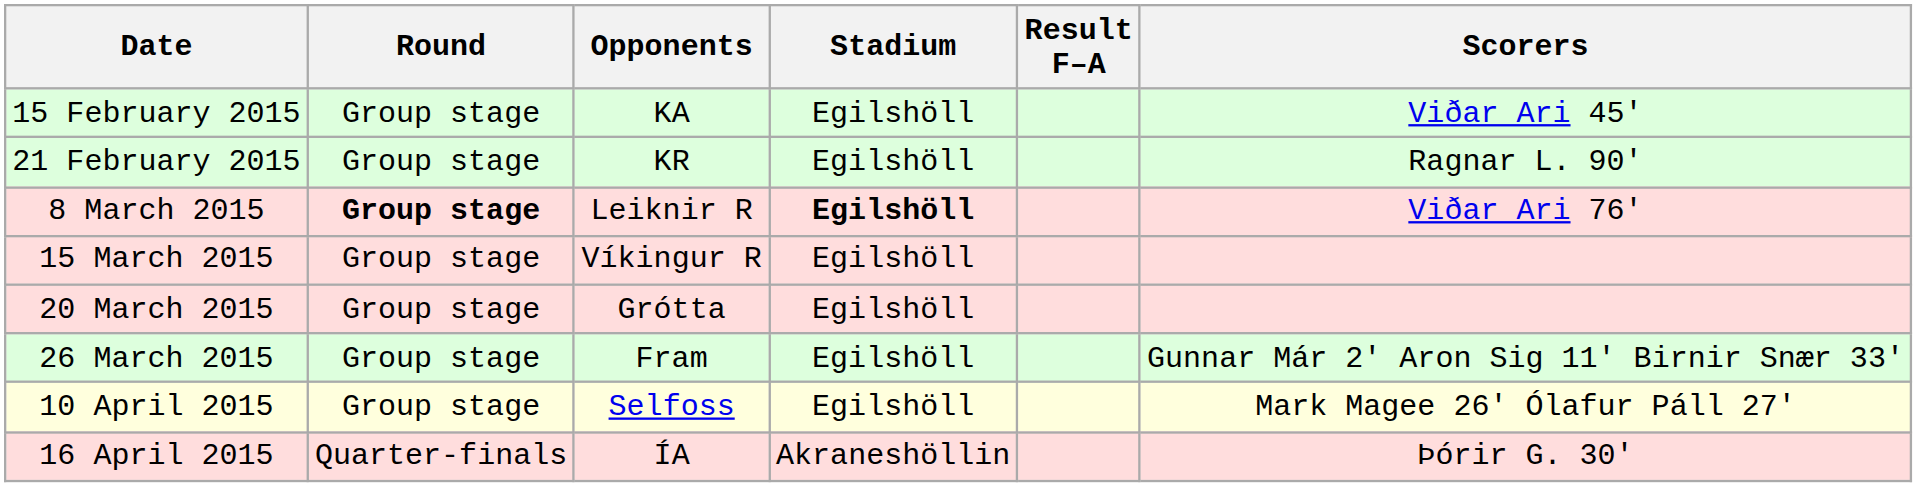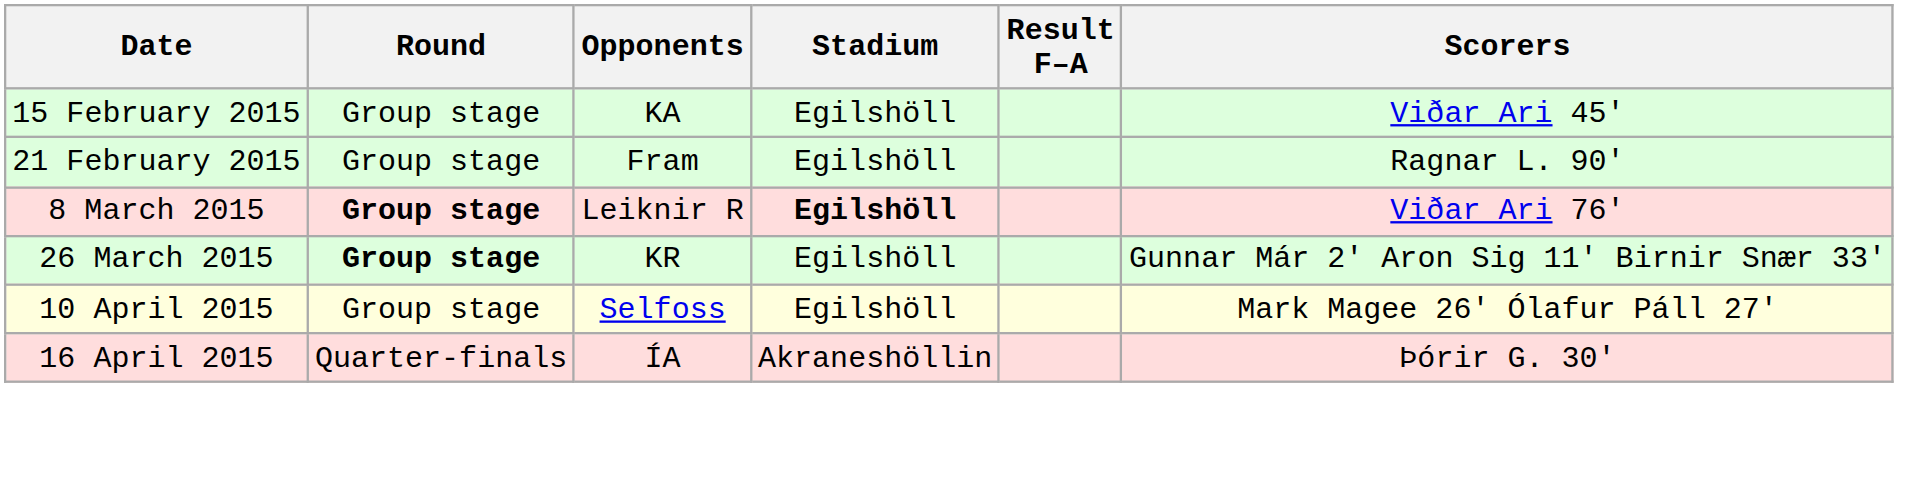(672, 162) KR -> (663, 162) Fram
- row: (156, 260)
- row: (156, 309)
(441, 358) normal -> (441, 260) bold
(672, 358) Fram -> (663, 260) KR
